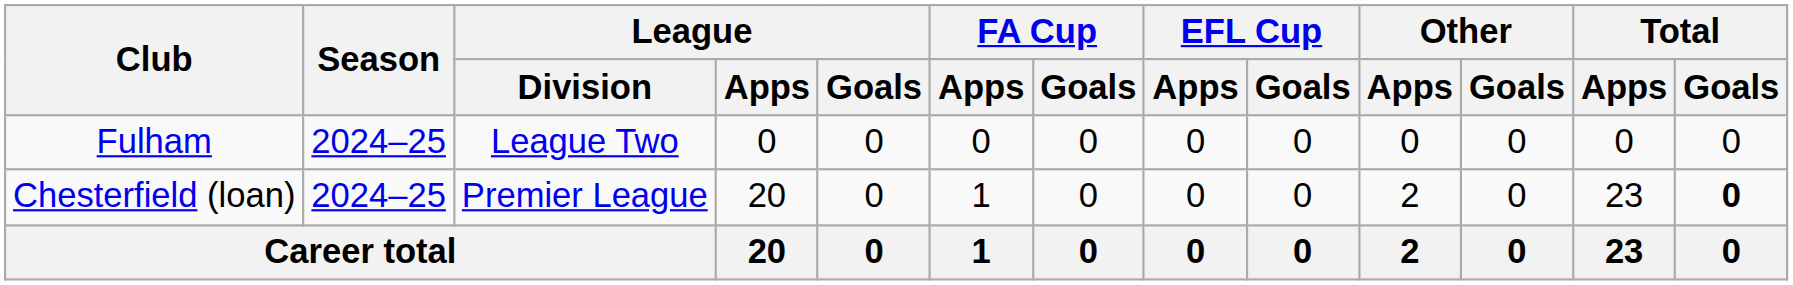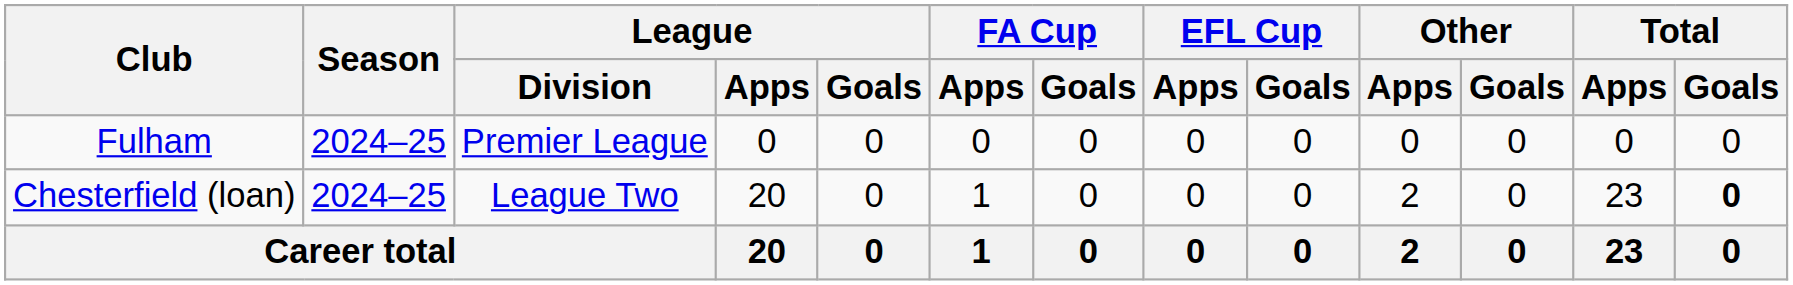(585, 141) League Two -> (585, 141) Premier League
(585, 196) Premier League -> (585, 196) League Two
